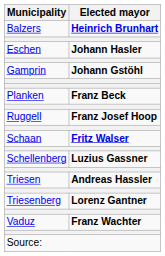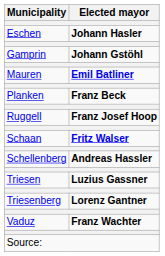- row: (24, 28)
+ row: (24, 75)
(109, 159) Luzius Gassner -> (112, 159) Andreas Hassler
(112, 180) Andreas Hassler -> (109, 180) Luzius Gassner
